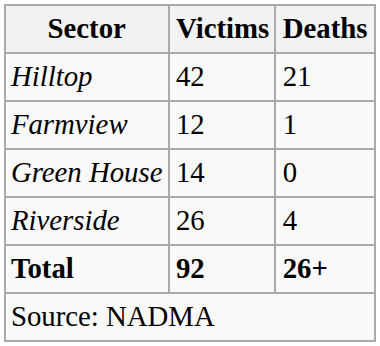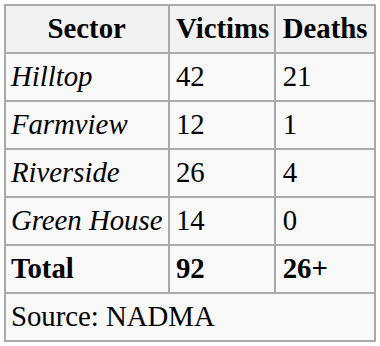rows swapped: (65, 220) <-> (87, 172)
